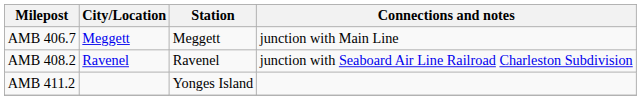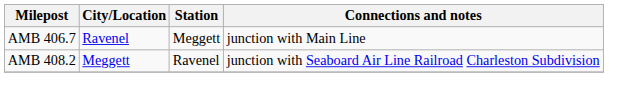(106, 38) Meggett -> (106, 38) Ravenel
(106, 60) Ravenel -> (106, 60) Meggett
- row: (41, 83)
